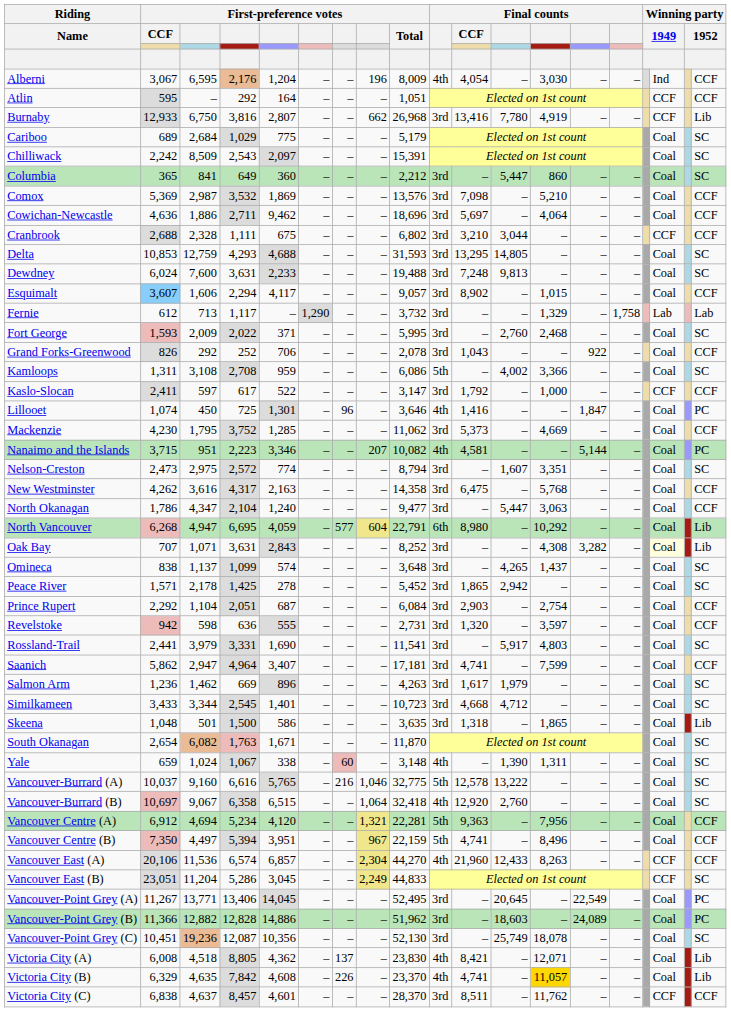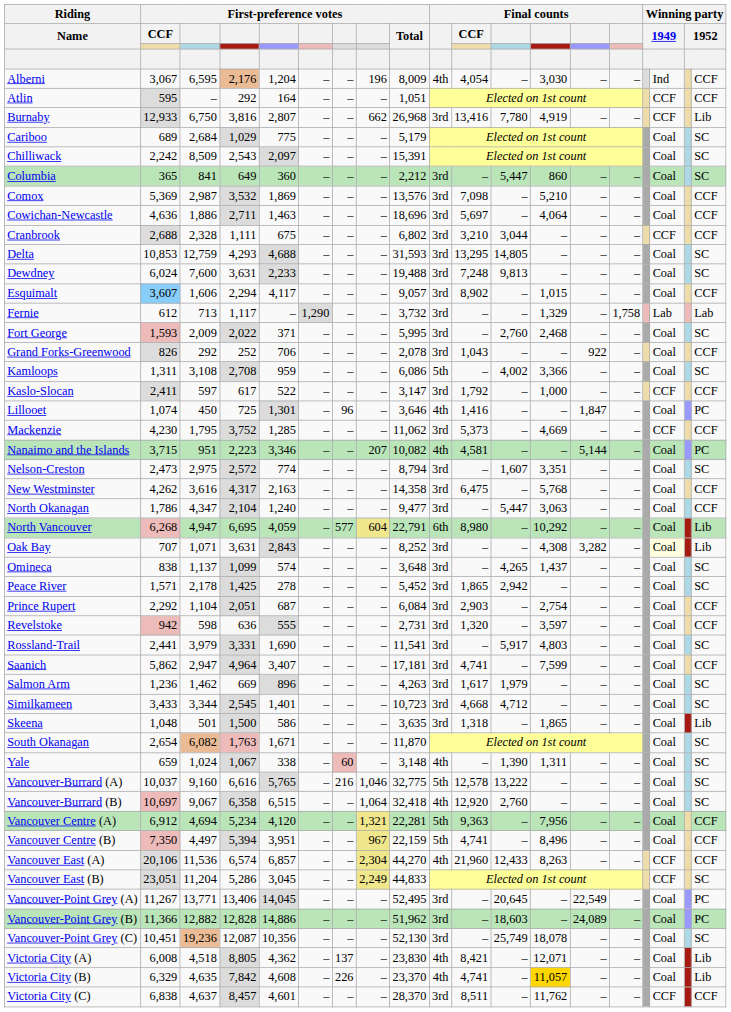(282, 215) 9,462 -> (282, 215) 1,463
(664, 430) Coal -> (664, 430) CCF
